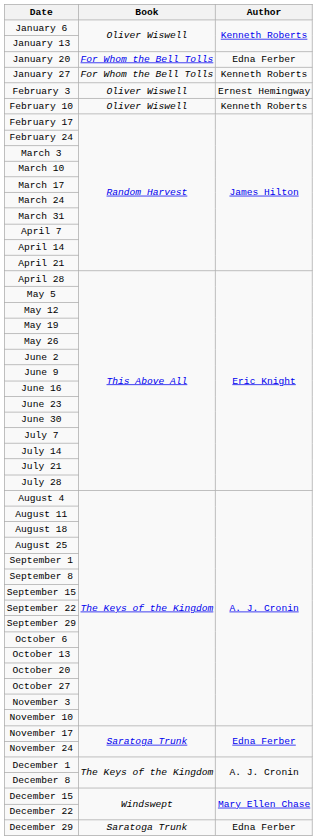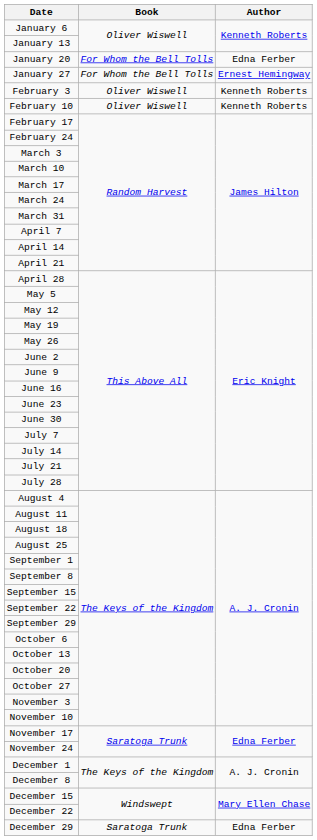(264, 75) Kenneth Roberts -> (264, 75) Ernest Hemingway
(264, 91) Ernest Hemingway -> (264, 91) Kenneth Roberts
